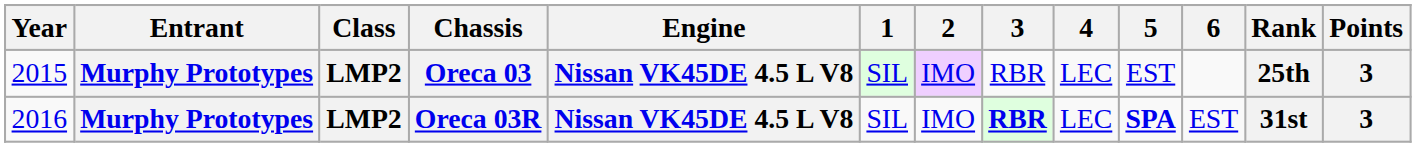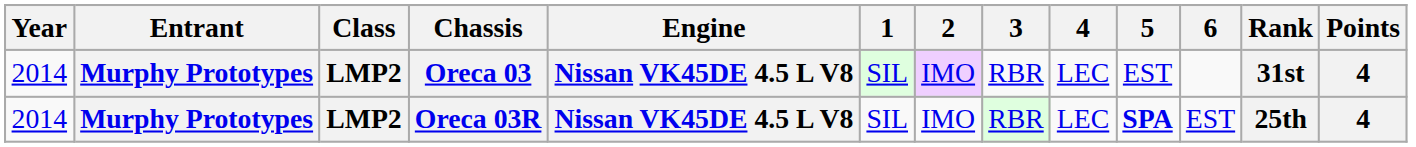(39, 72) 2015 -> (39, 72) 2014
(1284, 72) 25th -> (1281, 72) 31st
(1366, 72) 3 -> (1363, 72) 4
(39, 118) 2016 -> (39, 118) 2014
(1017, 118) bold -> (1016, 118) normal
(1284, 118) 31st -> (1281, 118) 25th
(1366, 118) 3 -> (1363, 118) 4
